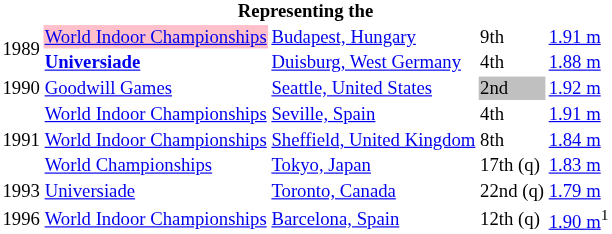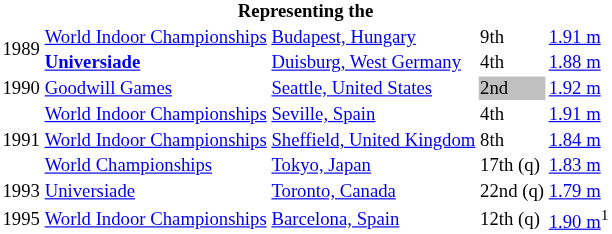(156, 36) pink background -> (156, 36) no background
(21, 219) 1996 -> (21, 219) 1995
